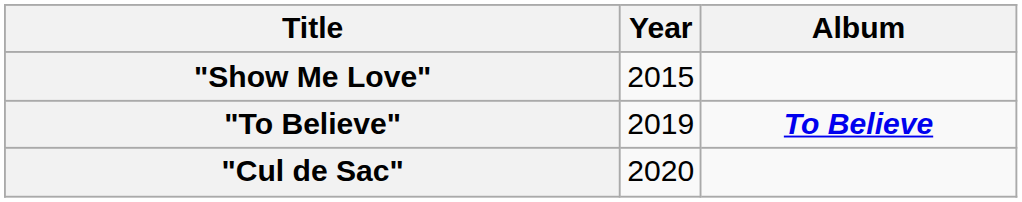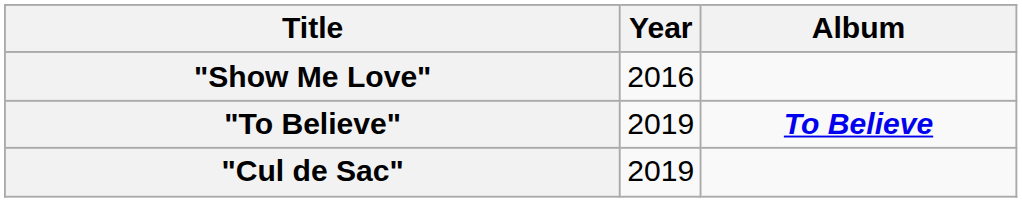(661, 76) 2015 -> (661, 76) 2016
(661, 171) 2020 -> (661, 171) 2019
